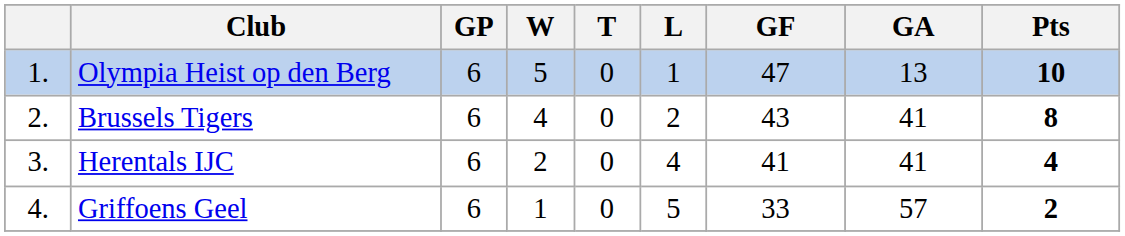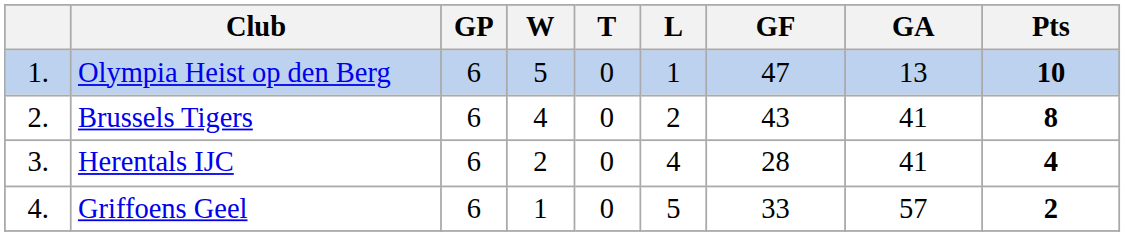(776, 162) 41 -> (776, 162) 28
